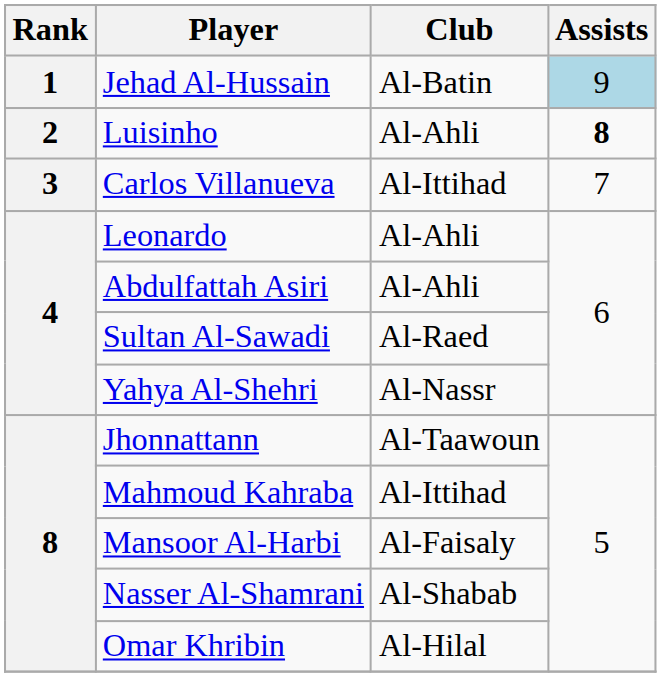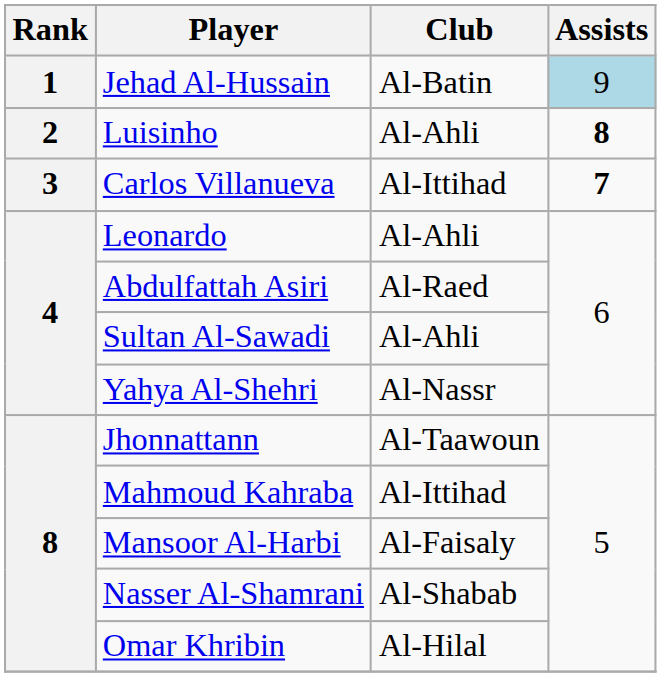(602, 183) normal -> (602, 183) bold
(429, 286) Al-Ahli -> (434, 286) Al-Raed
(434, 337) Al-Raed -> (429, 337) Al-Ahli
